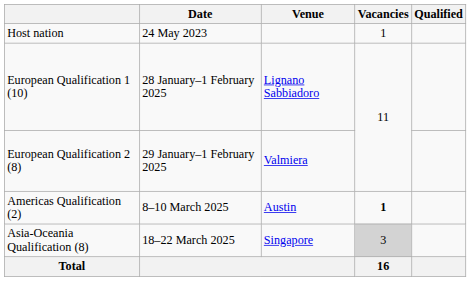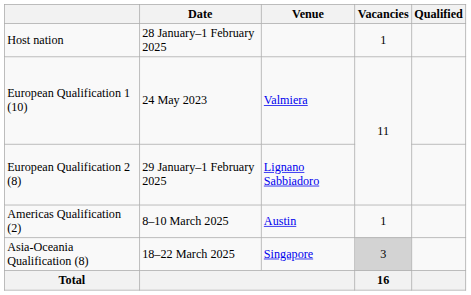(175, 33) 24 May 2023 -> (198, 40) 28 January–1 February 2025
(198, 86) 28 January–1 February 2025 -> (175, 100) 24 May 2023
(292, 86) Lignano Sabbiadoro -> (286, 100) Valmiera
(286, 160) Valmiera -> (292, 174) Lignano Sabbiadoro
(383, 207) bold -> (383, 221) normal
